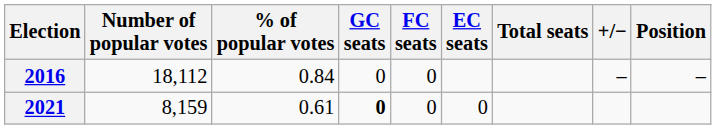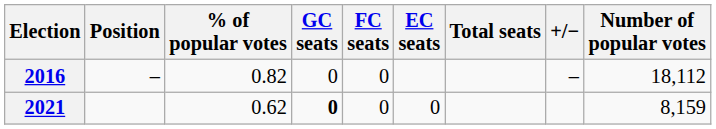columns swapped: (149, 32) <-> (671, 32)
(317, 75) 0.84 -> (269, 75) 0.82
(317, 107) 0.61 -> (269, 107) 0.62
